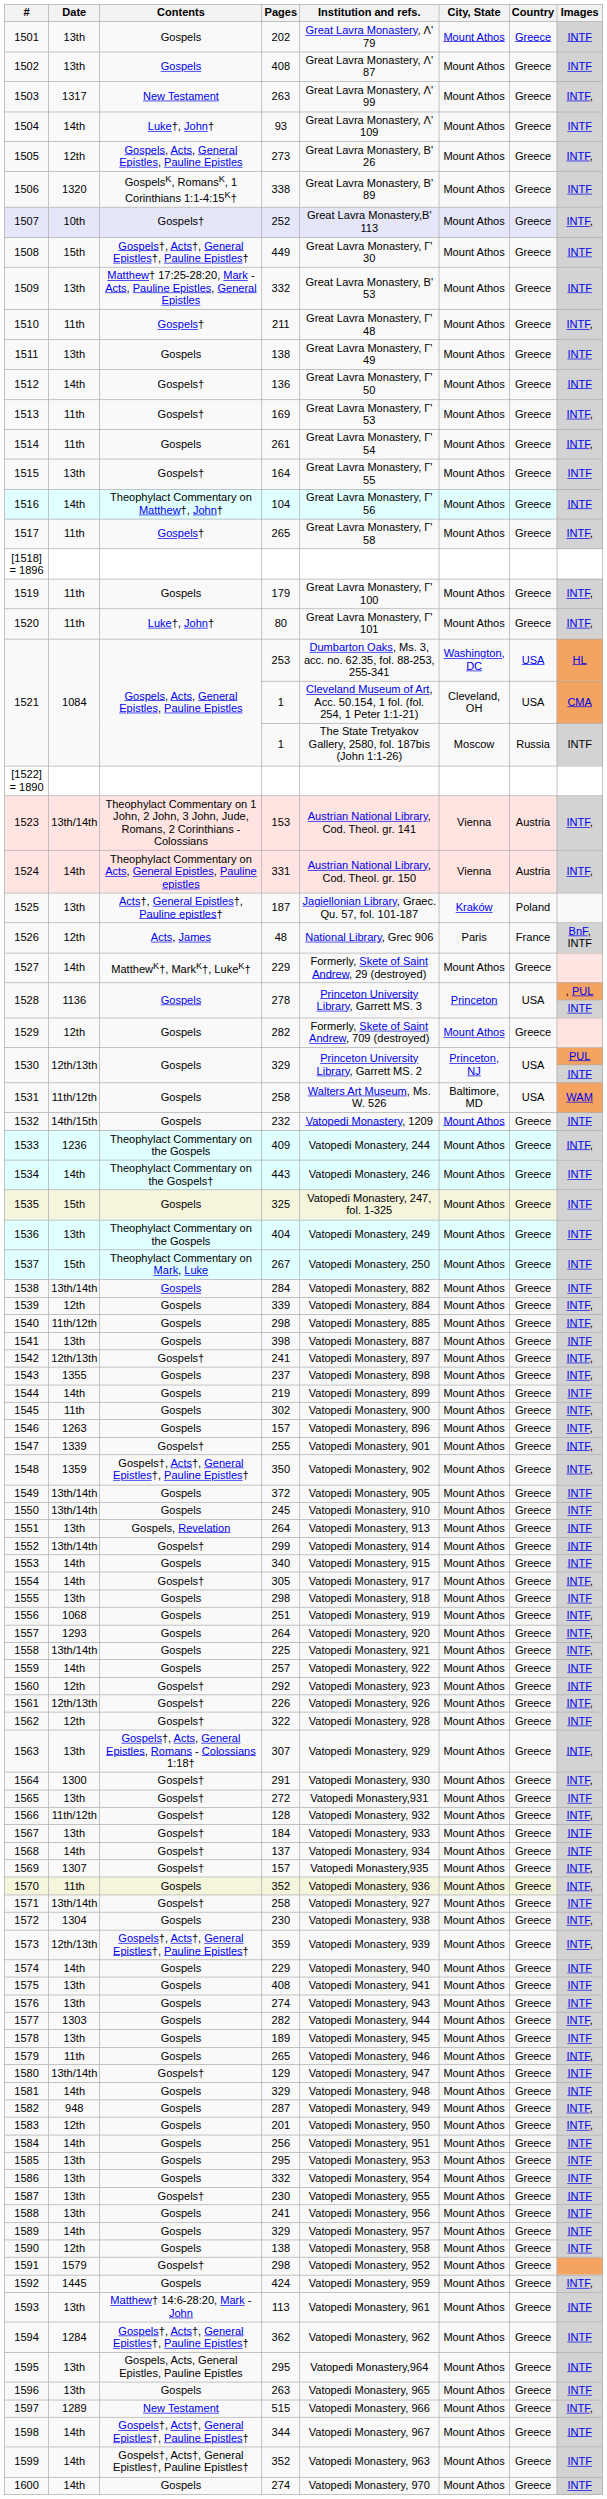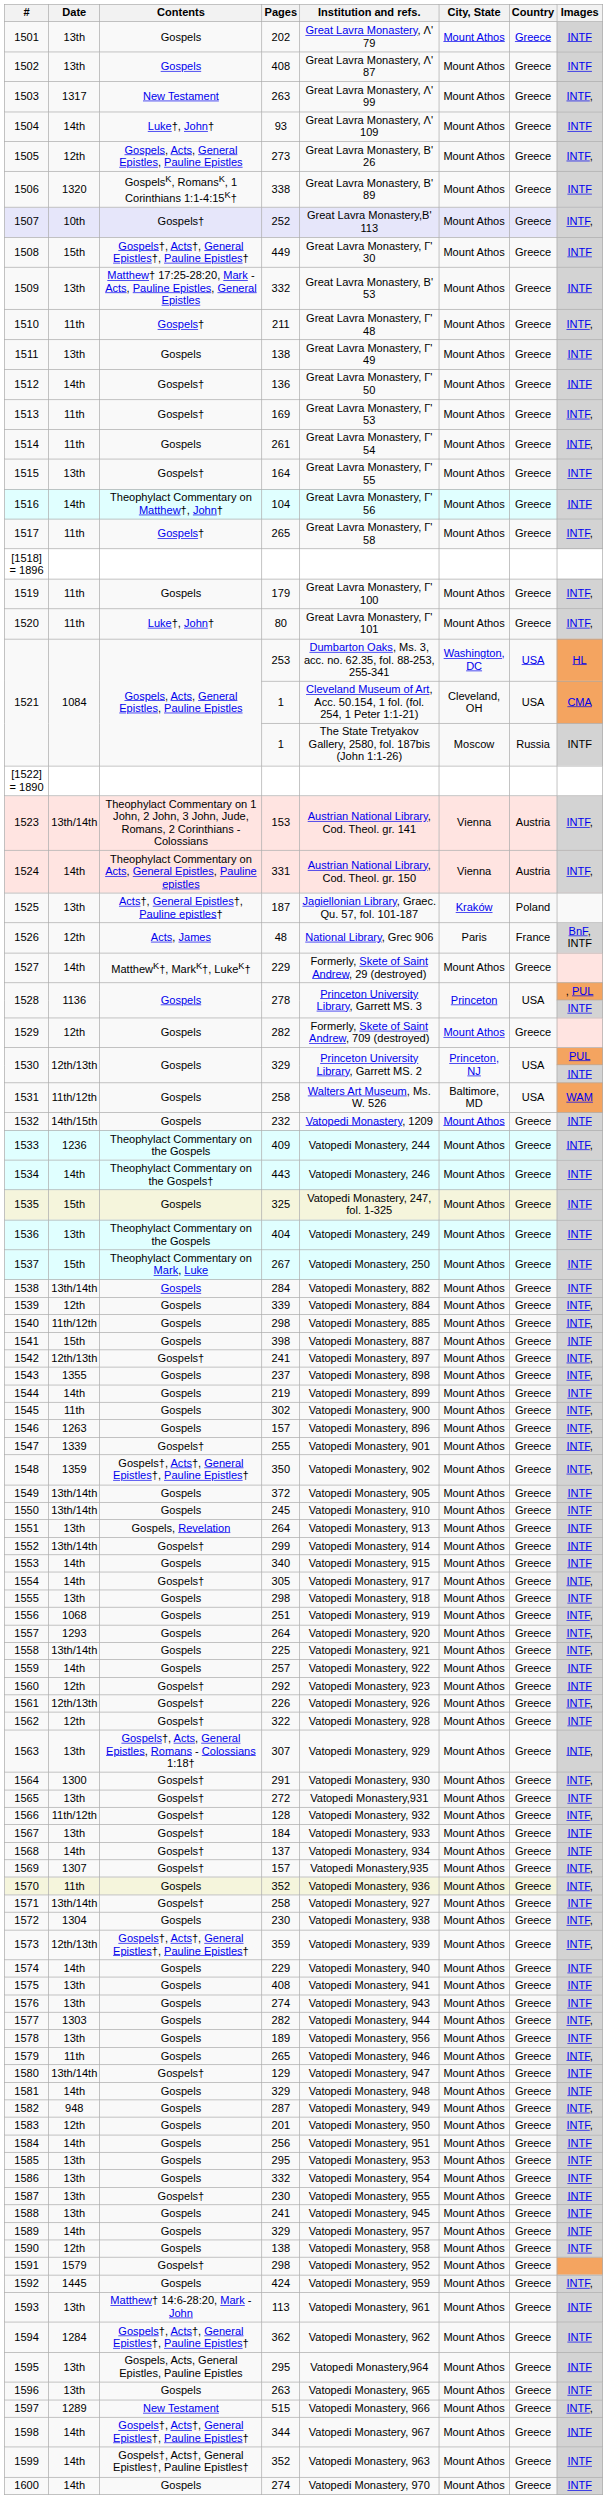(74, 1341) 13th -> (74, 1341) 15th
(369, 2038) Vatopedi Monastery, 945 -> (369, 2038) Vatopedi Monastery, 956
(369, 2213) Vatopedi Monastery, 956 -> (369, 2213) Vatopedi Monastery, 945
